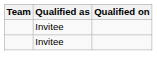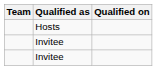+ row: (19, 27)
